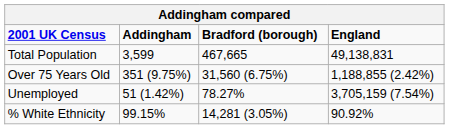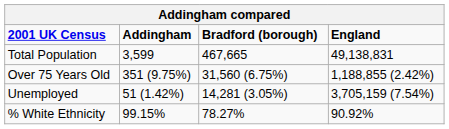(223, 94) 78.27% -> (245, 94) 14,281 (3.05%)
(245, 114) 14,281 (3.05%) -> (223, 114) 78.27%
